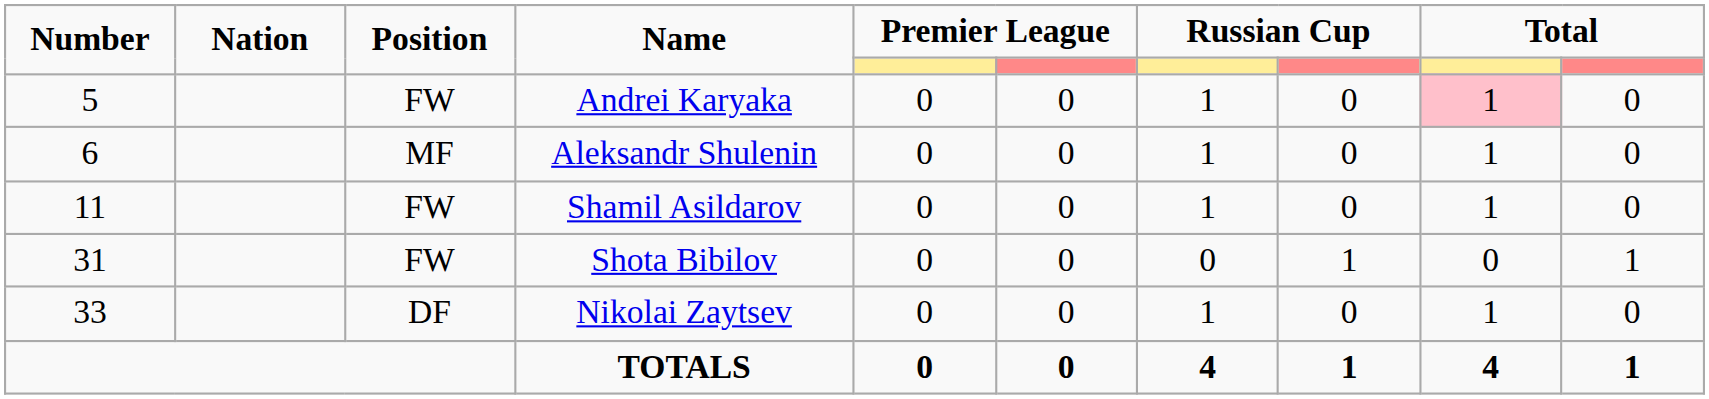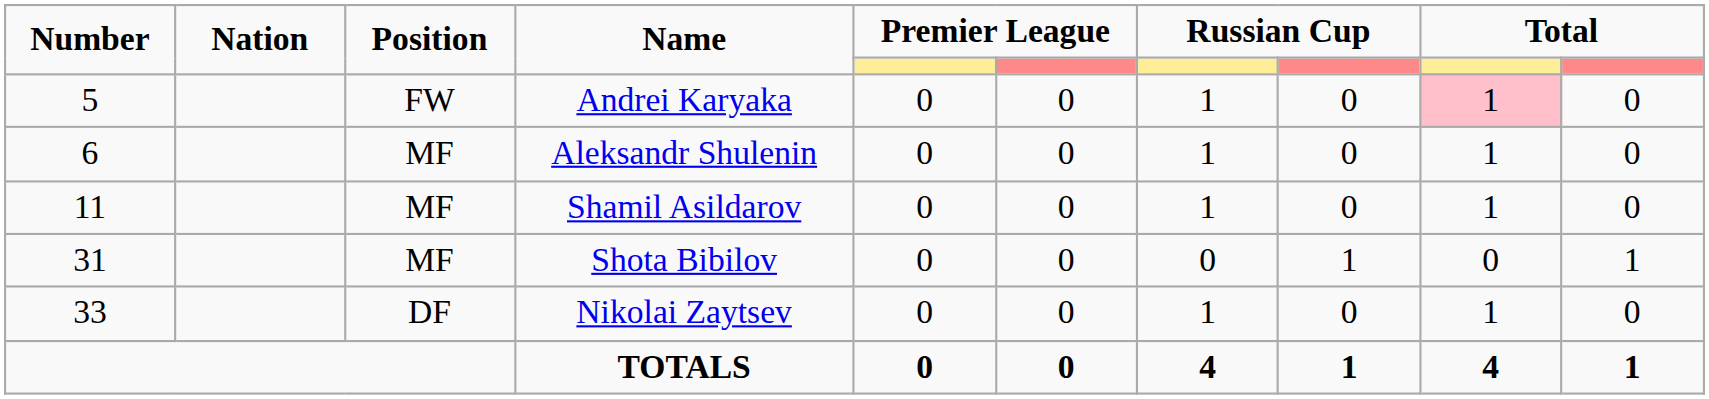(429, 206) FW -> (429, 206) MF
(429, 259) FW -> (429, 259) MF
